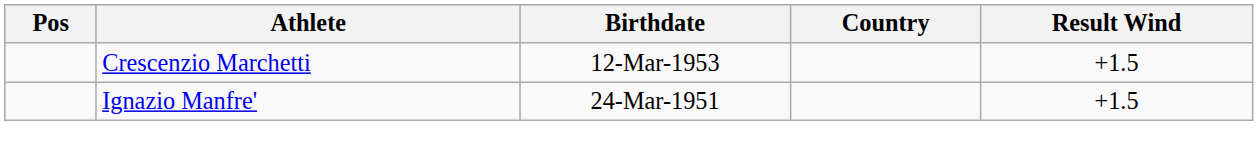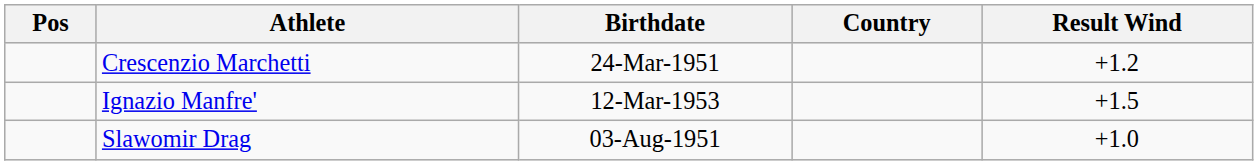(655, 62) 12-Mar-1953 -> (655, 62) 24-Mar-1951
(1117, 62) +1.5 -> (1117, 62) +1.2
(655, 100) 24-Mar-1951 -> (655, 100) 12-Mar-1953
+ row: (177, 139)
